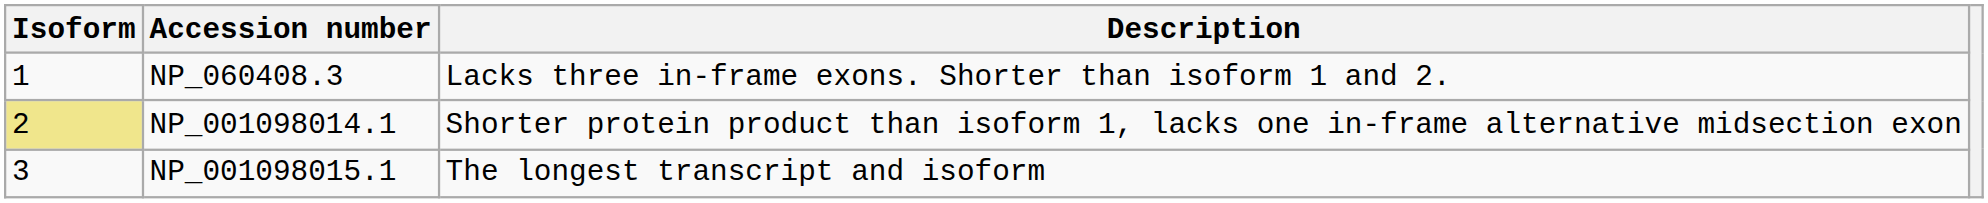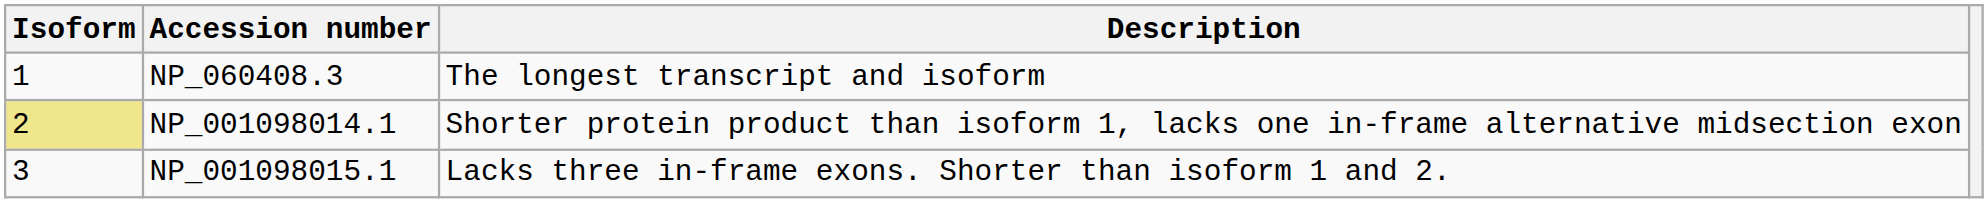(948, 77) Lacks three in-frame exons. Shorter than isoform 1 and 2. -> (745, 77) The longest transcript and isoform
(745, 173) The longest transcript and isoform -> (948, 173) Lacks three in-frame exons. Shorter than isoform 1 and 2.
